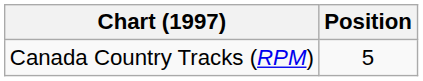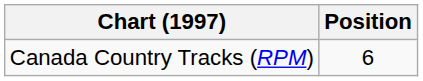(368, 57) 5 -> (368, 57) 6
